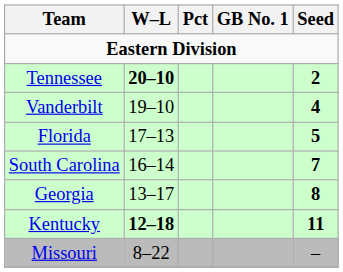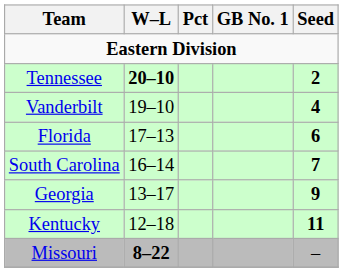(316, 136) 5 -> (316, 136) 6
(316, 194) 8 -> (316, 194) 9
(151, 223) bold -> (151, 223) normal
(151, 252) normal -> (151, 252) bold
